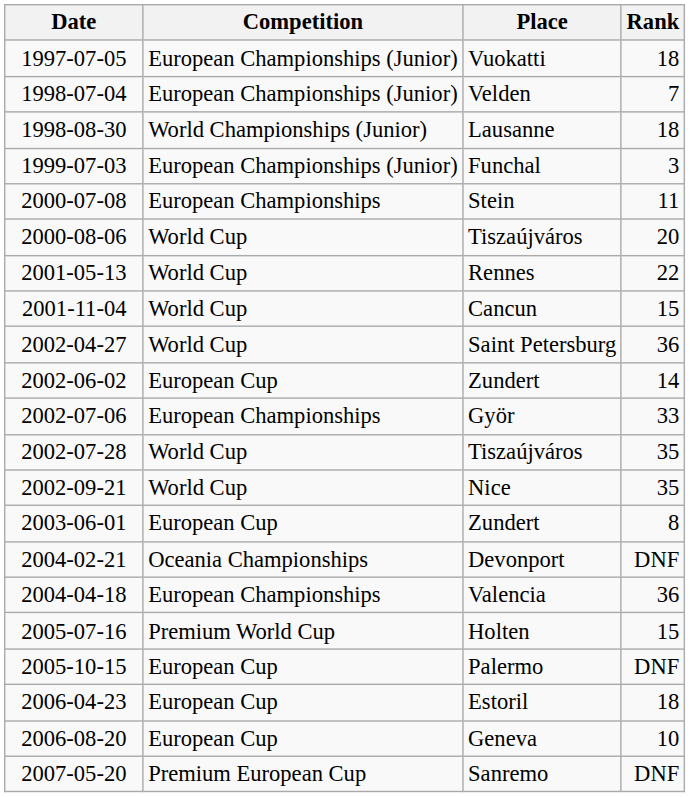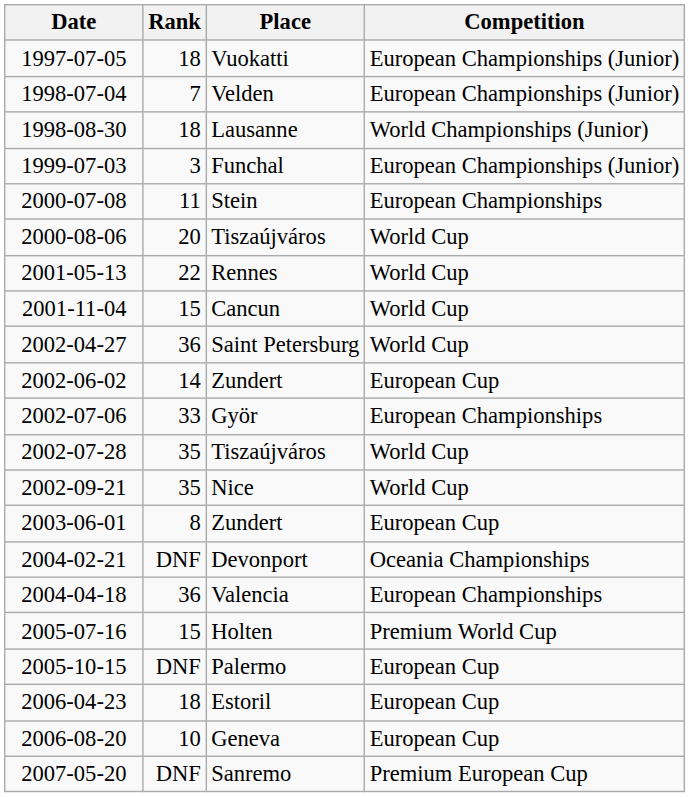columns swapped: (303, 22) <-> (653, 22)
